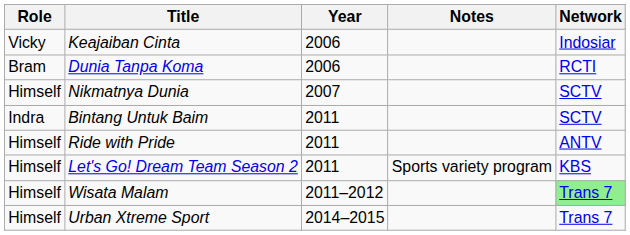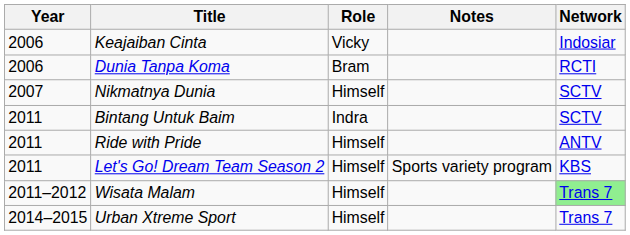columns swapped: (345, 17) <-> (35, 17)
